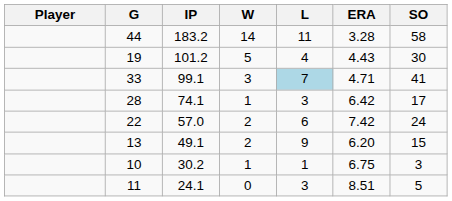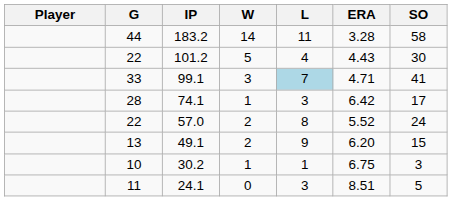(134, 57) 19 -> (134, 57) 22
(305, 121) 6 -> (305, 121) 8
(362, 121) 7.42 -> (362, 121) 5.52
